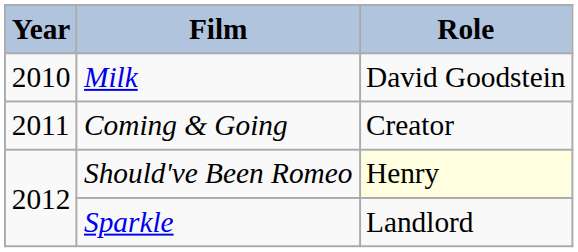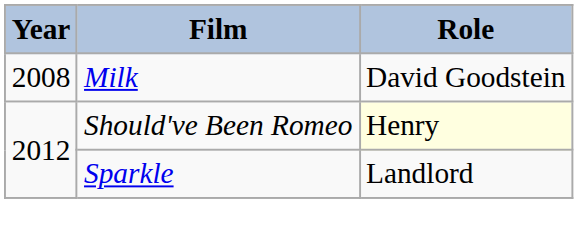(41, 77) 2010 -> (41, 77) 2008
- row: (186, 125)
